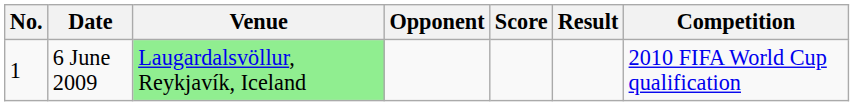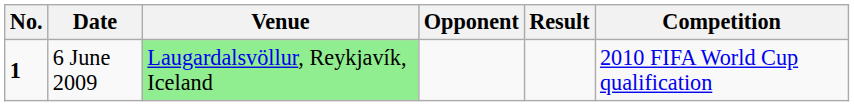- column: (521, 22)
(15, 69) normal -> (15, 69) bold
